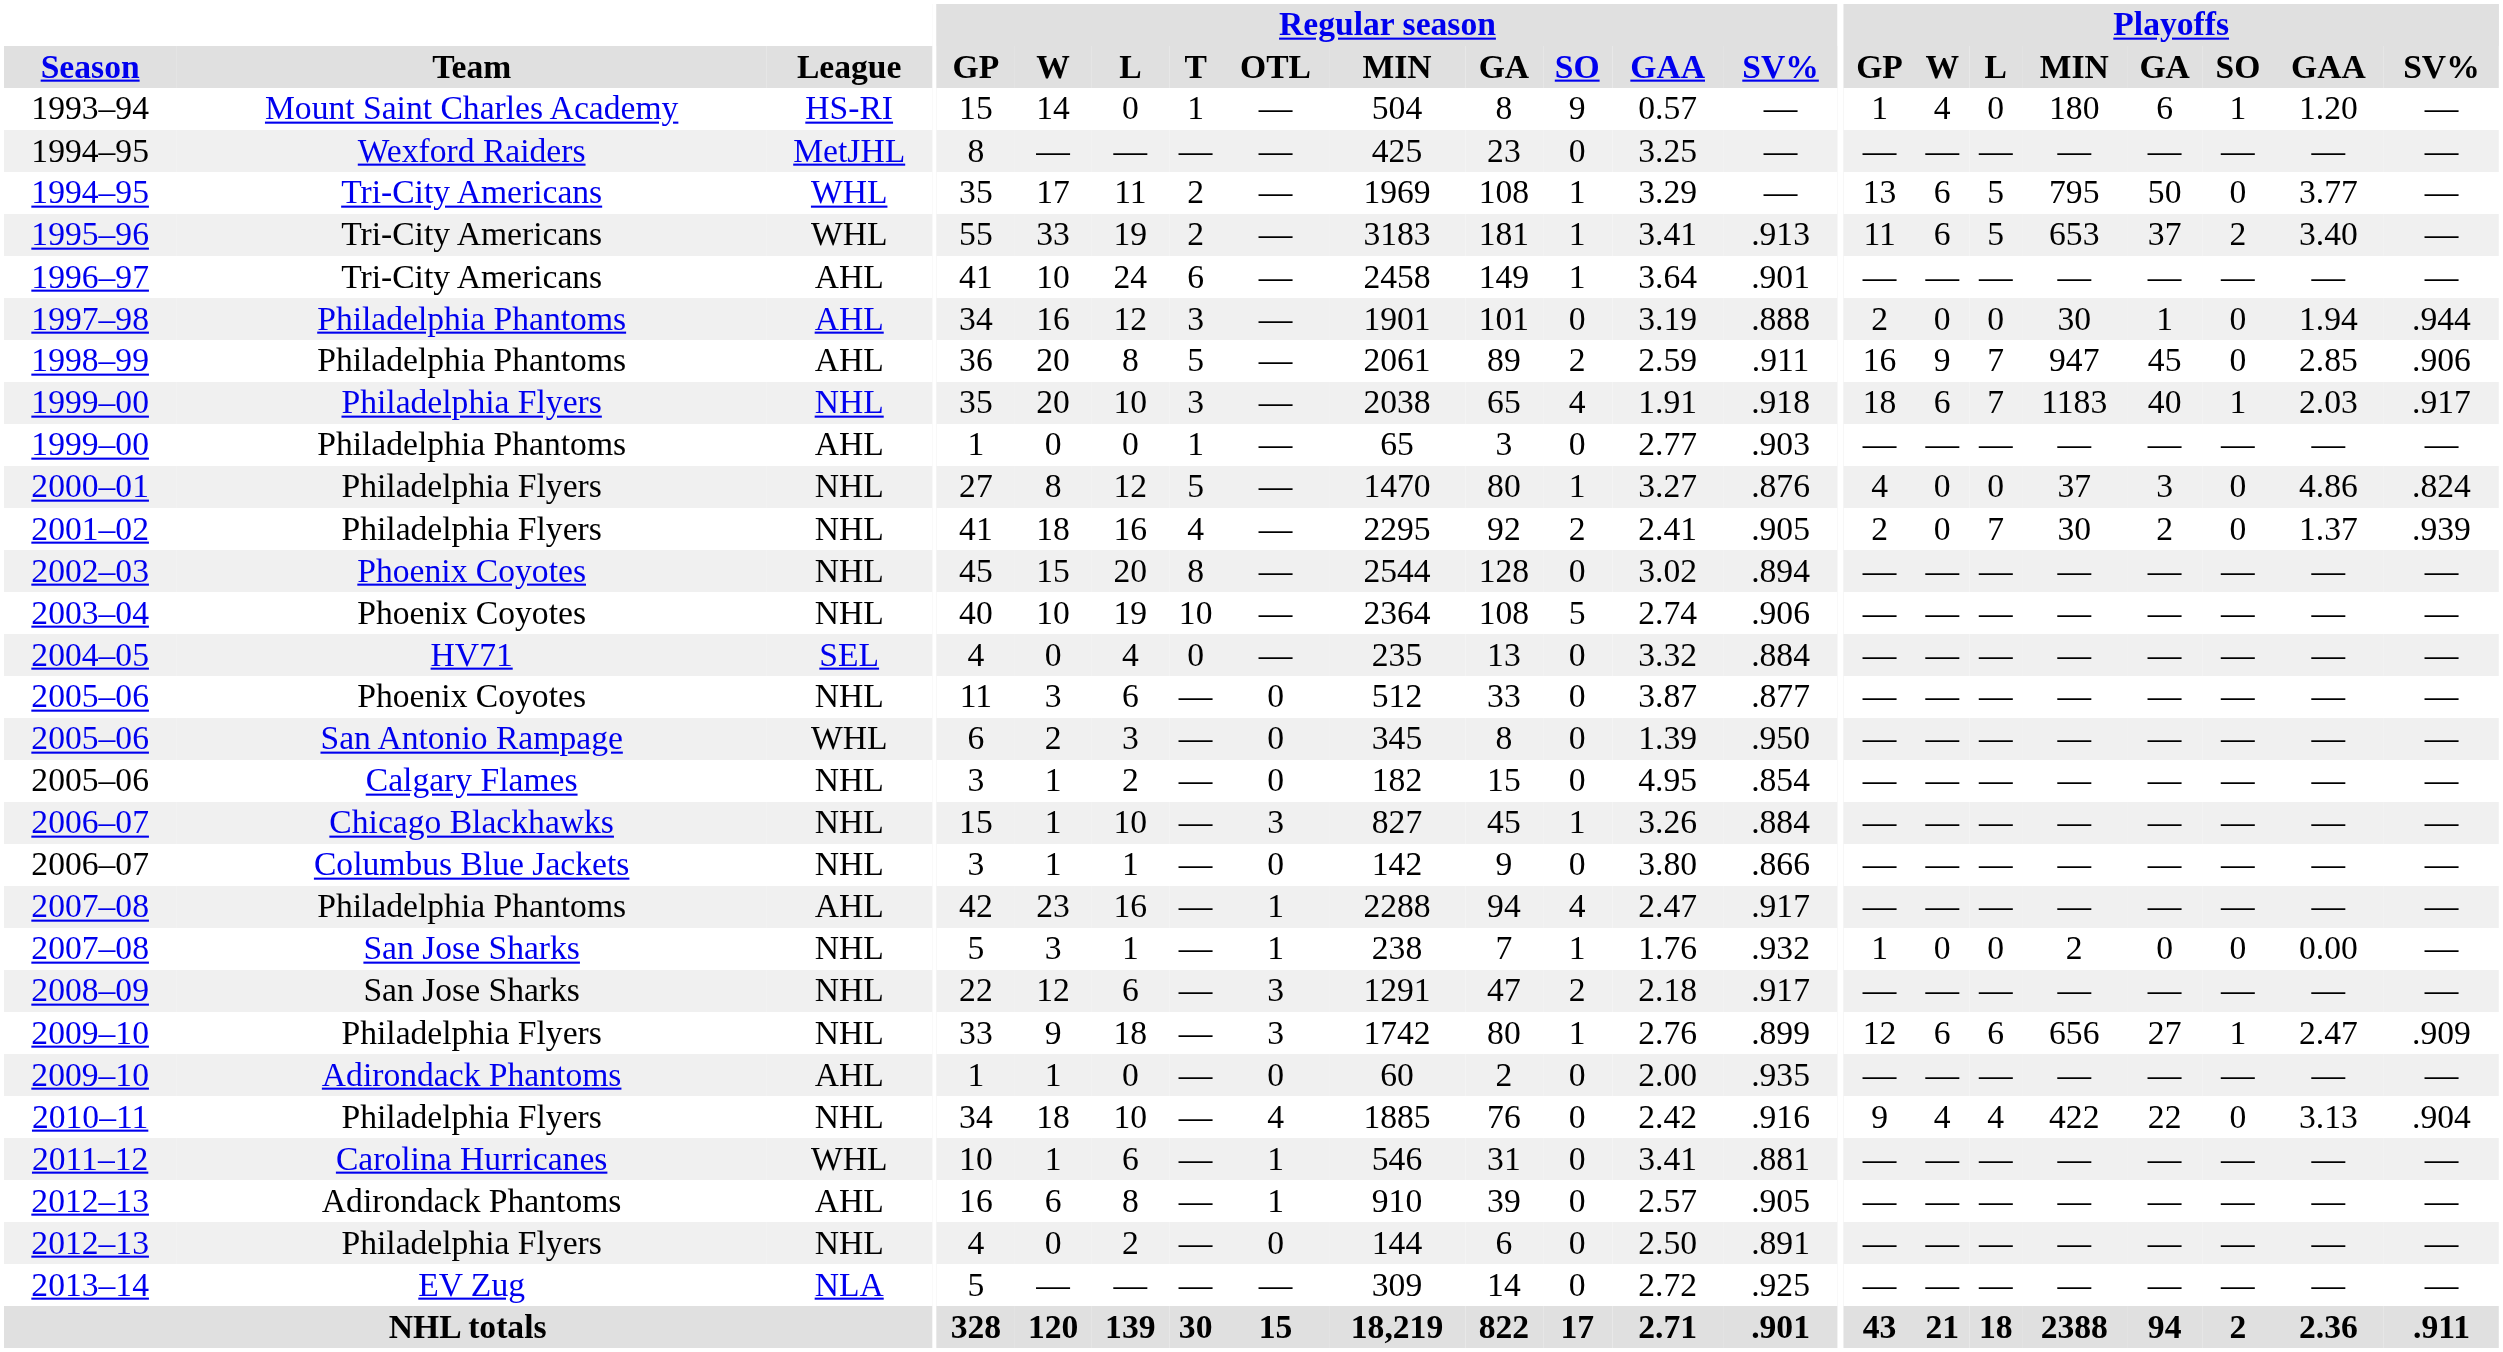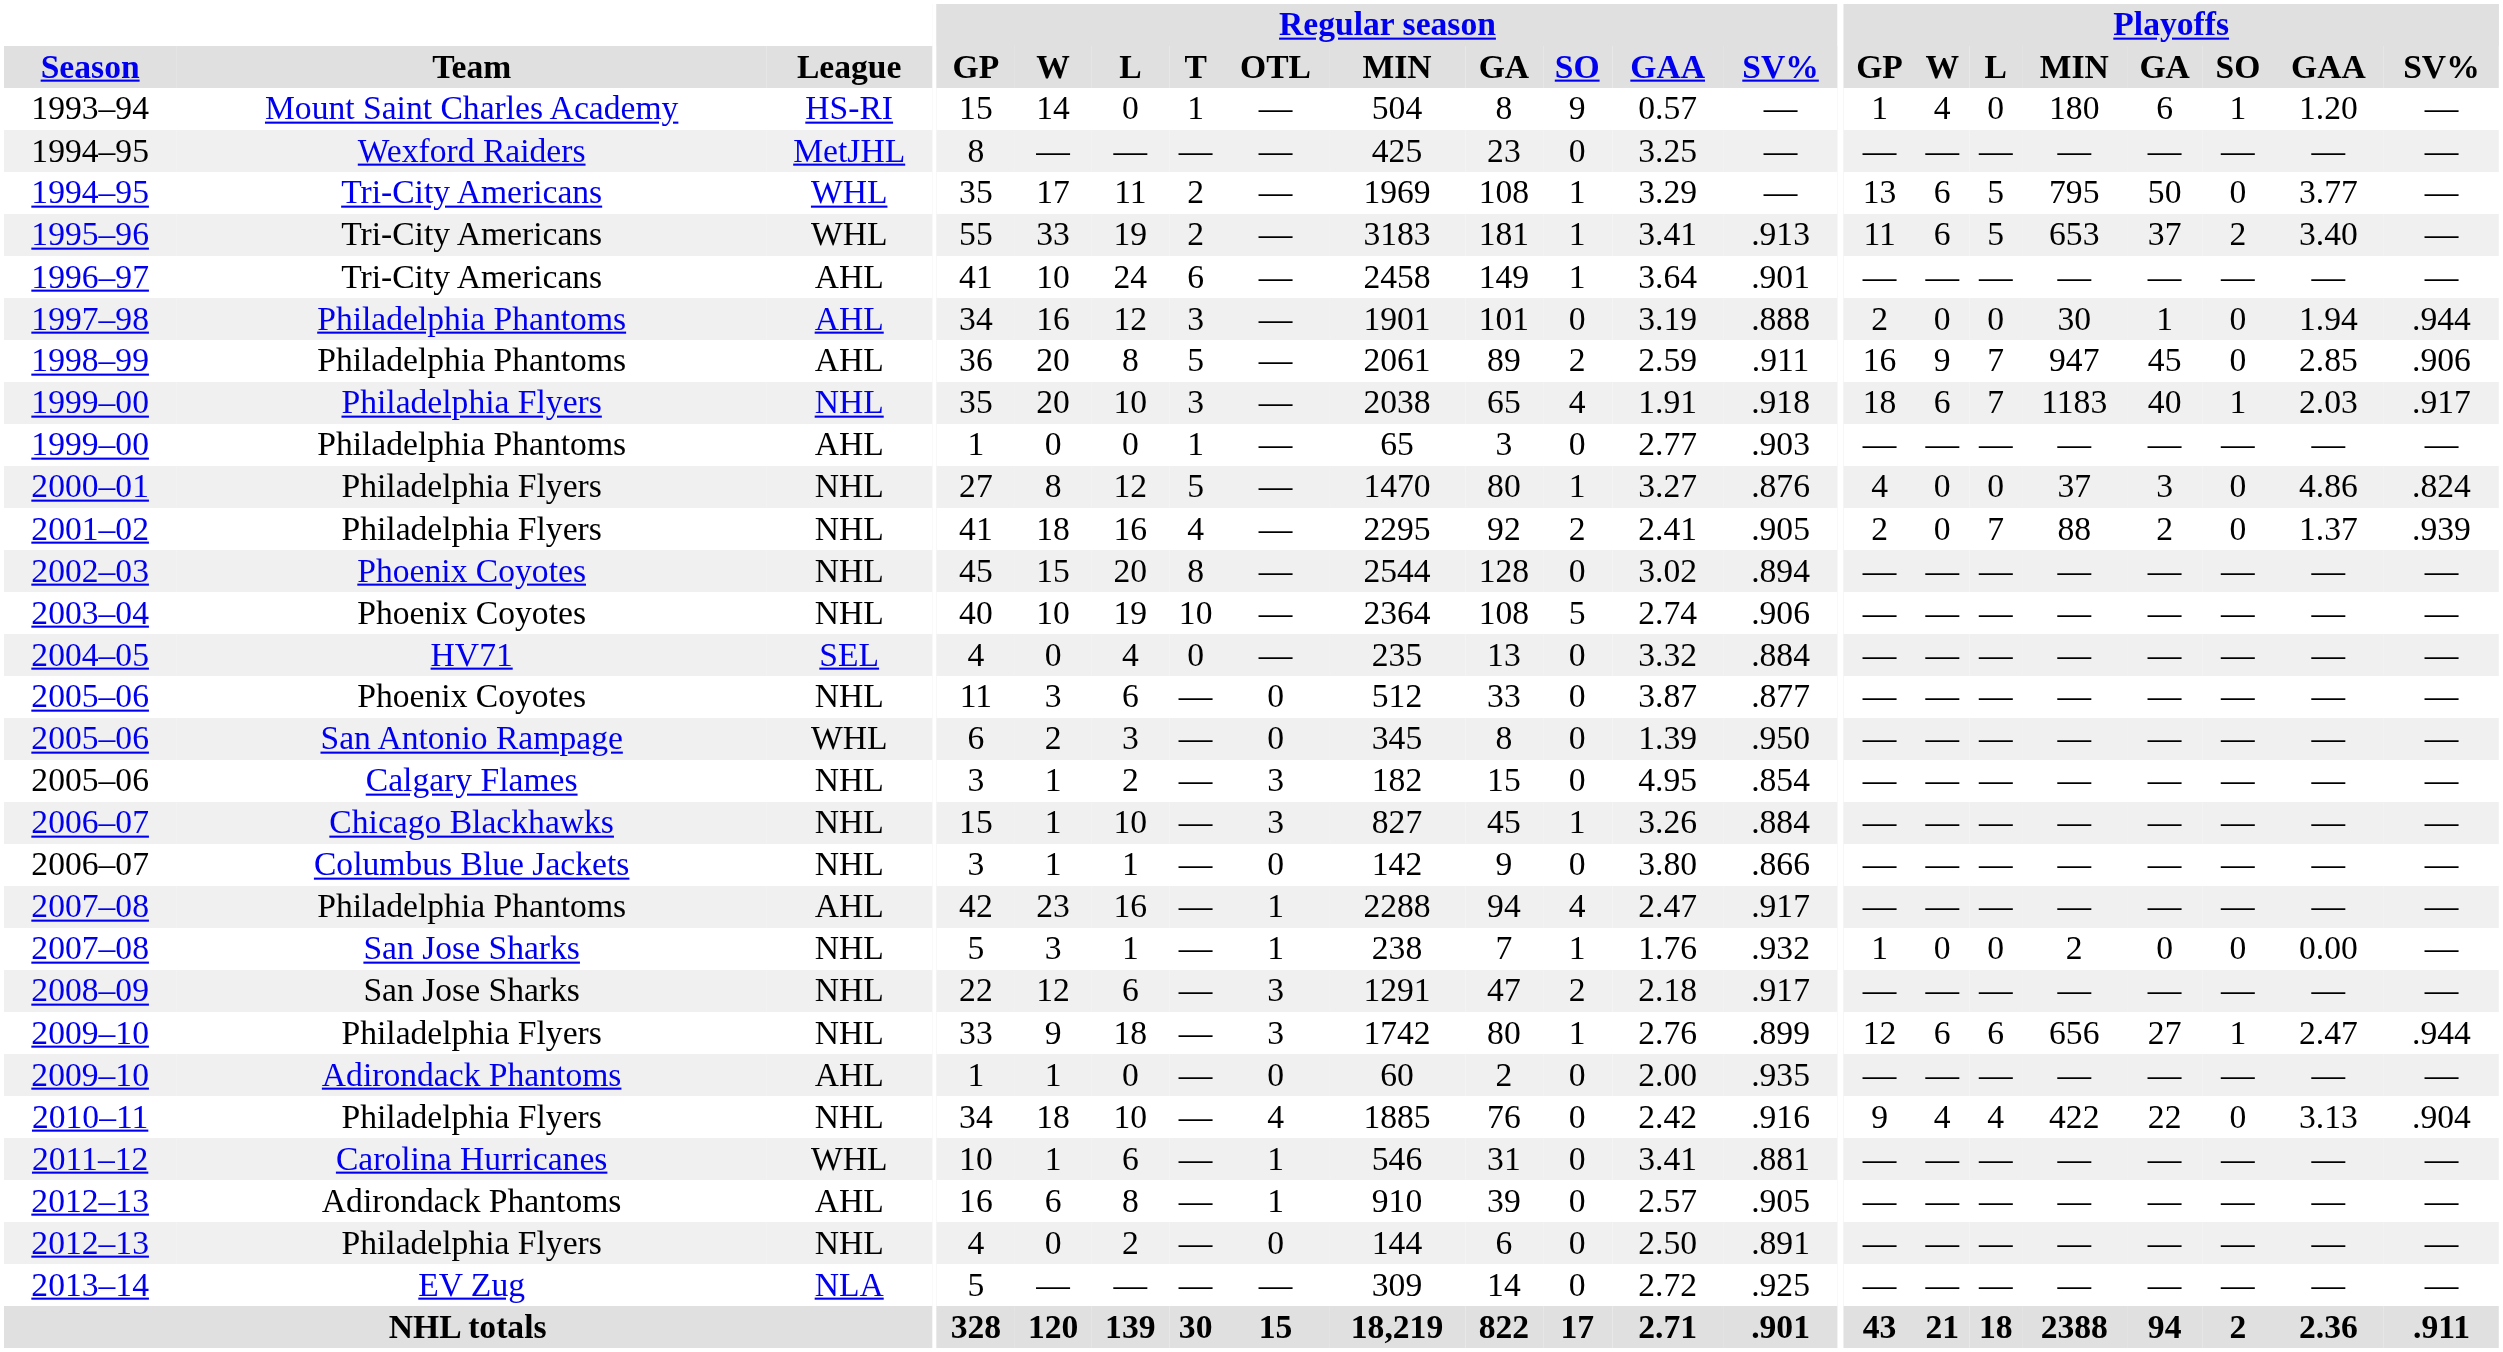(2074, 528) 30 -> (2074, 528) 88
(1276, 780) 0 -> (1276, 780) 3
(2441, 1032) .909 -> (2441, 1032) .944
